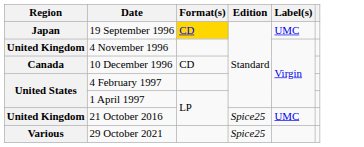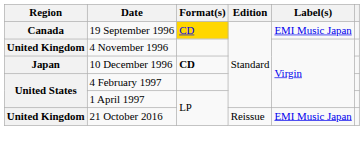(46, 30) Japan -> (46, 30) Canada
(287, 30) UMC -> (313, 30) EMI Music Japan
(46, 64) Canada -> (46, 64) Japan
(187, 64) normal -> (187, 64) bold
(248, 116) Spice25 -> (248, 116) Reissue
(287, 116) UMC -> (313, 116) EMI Music Japan
- row: (126, 133)
